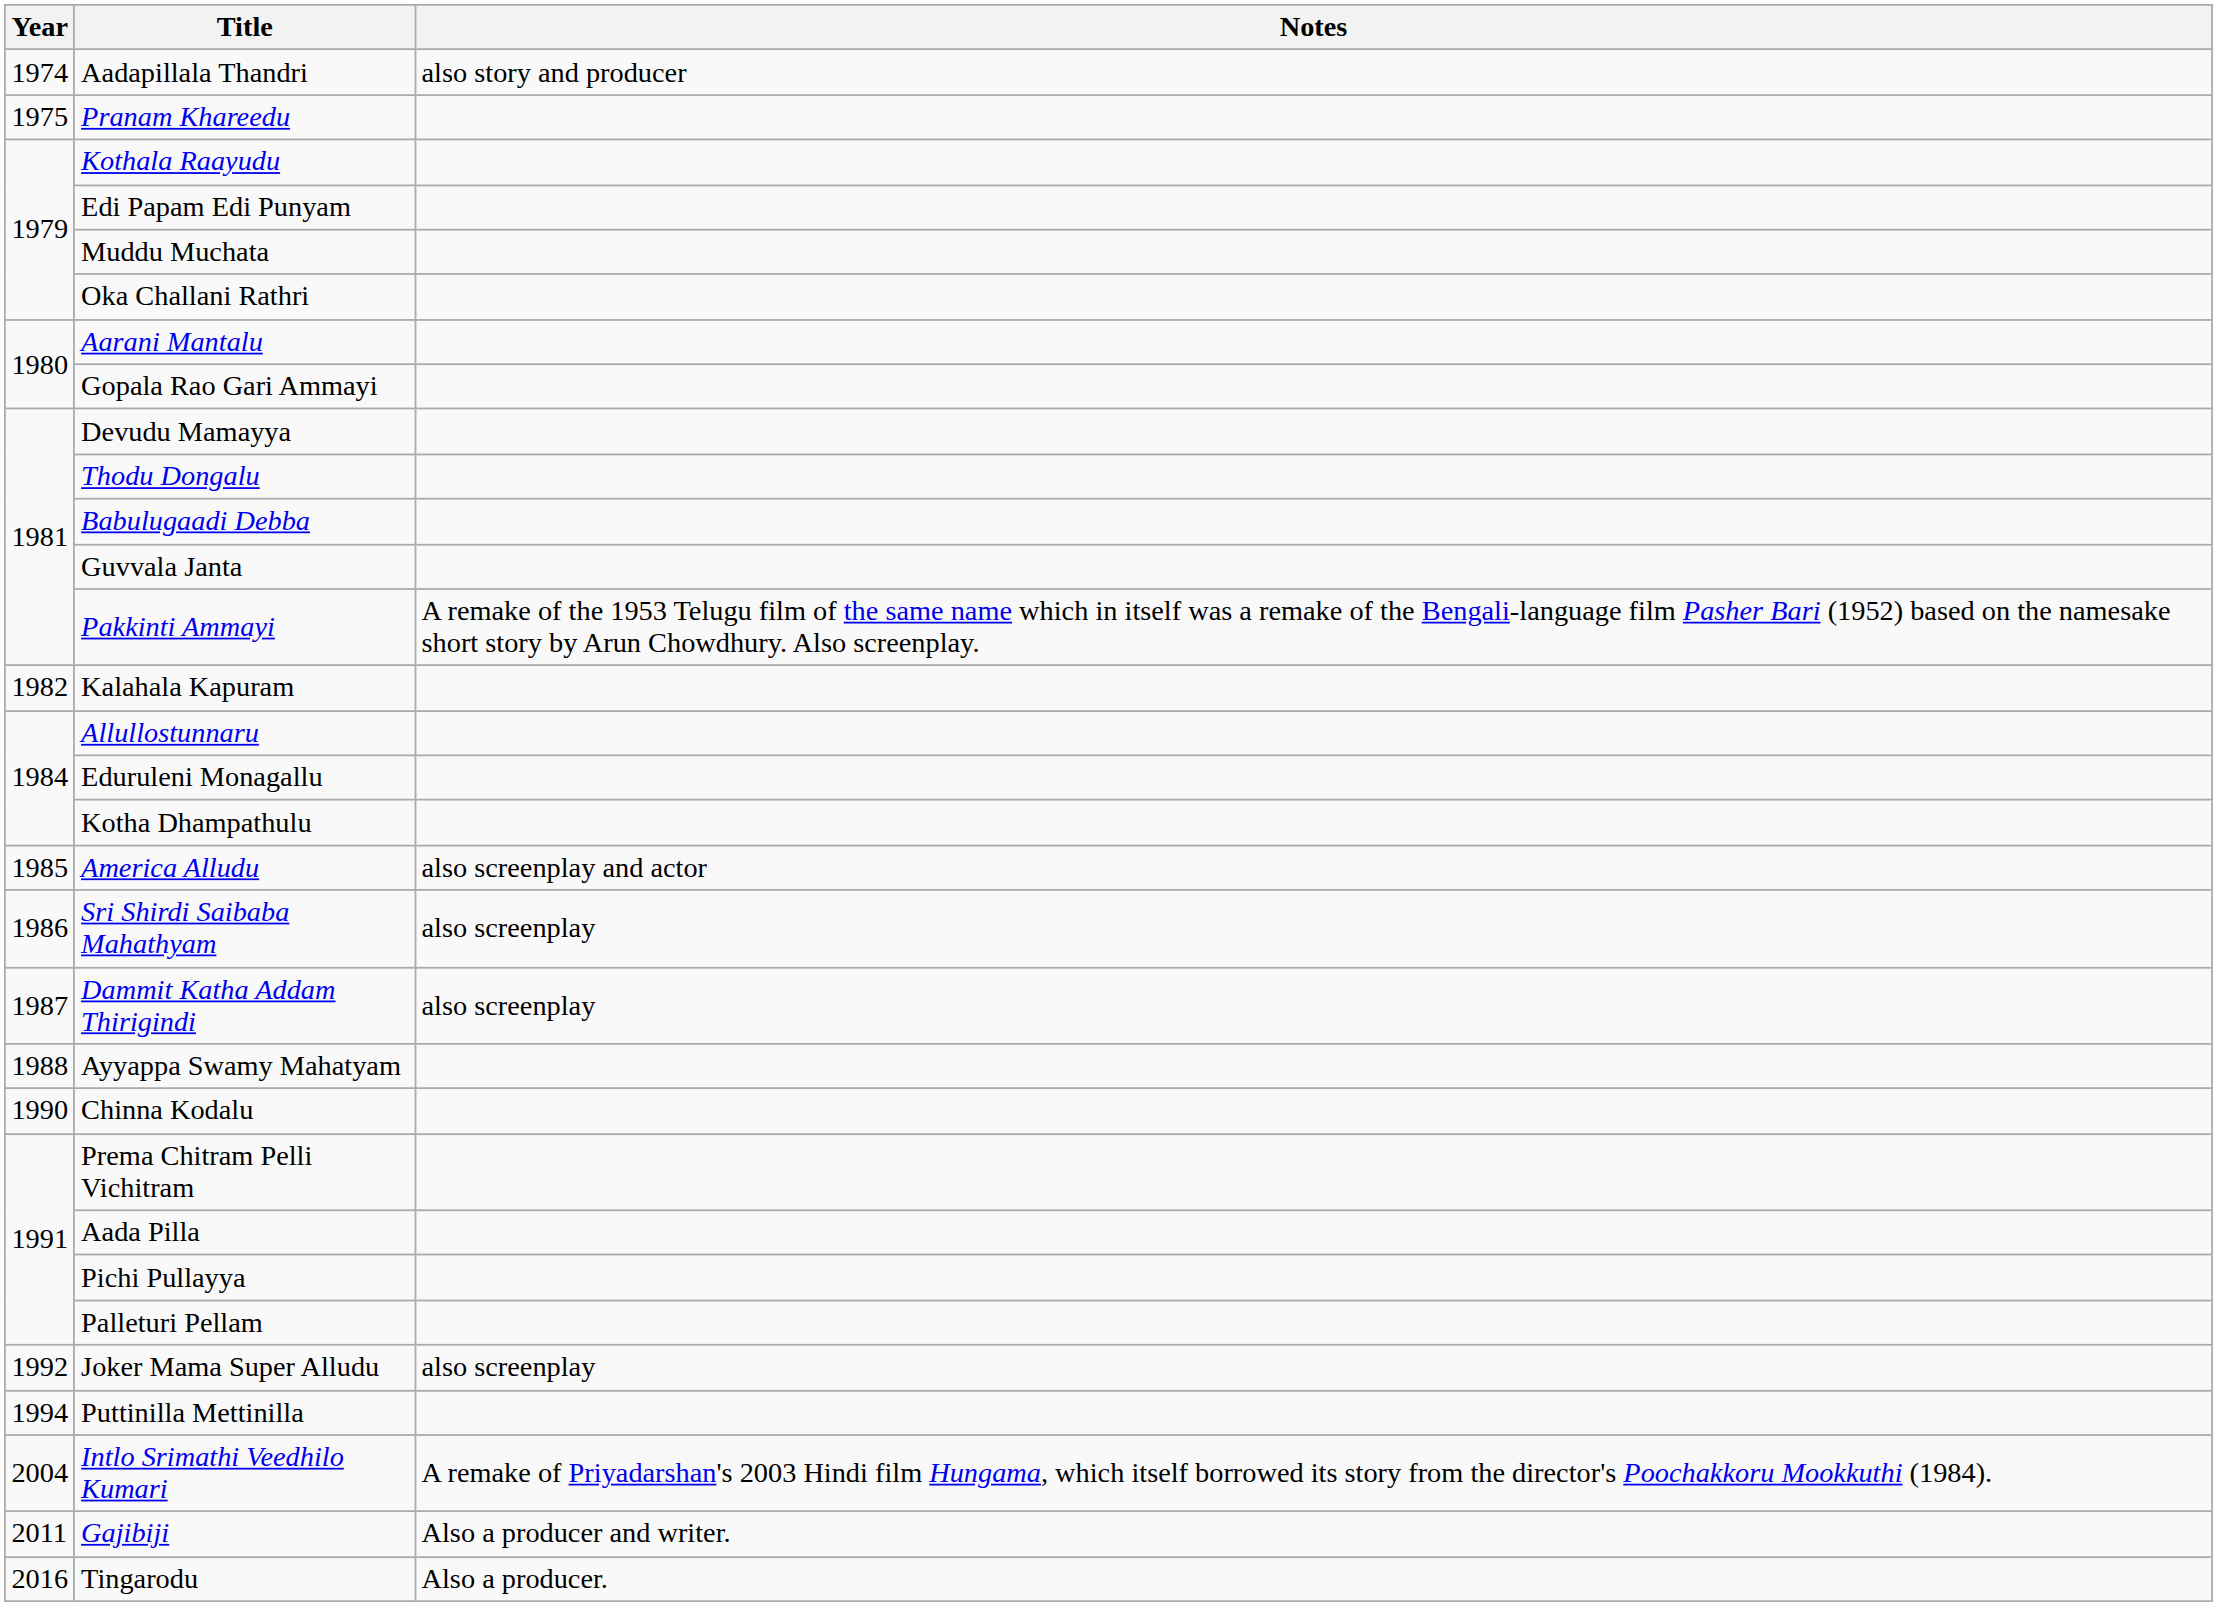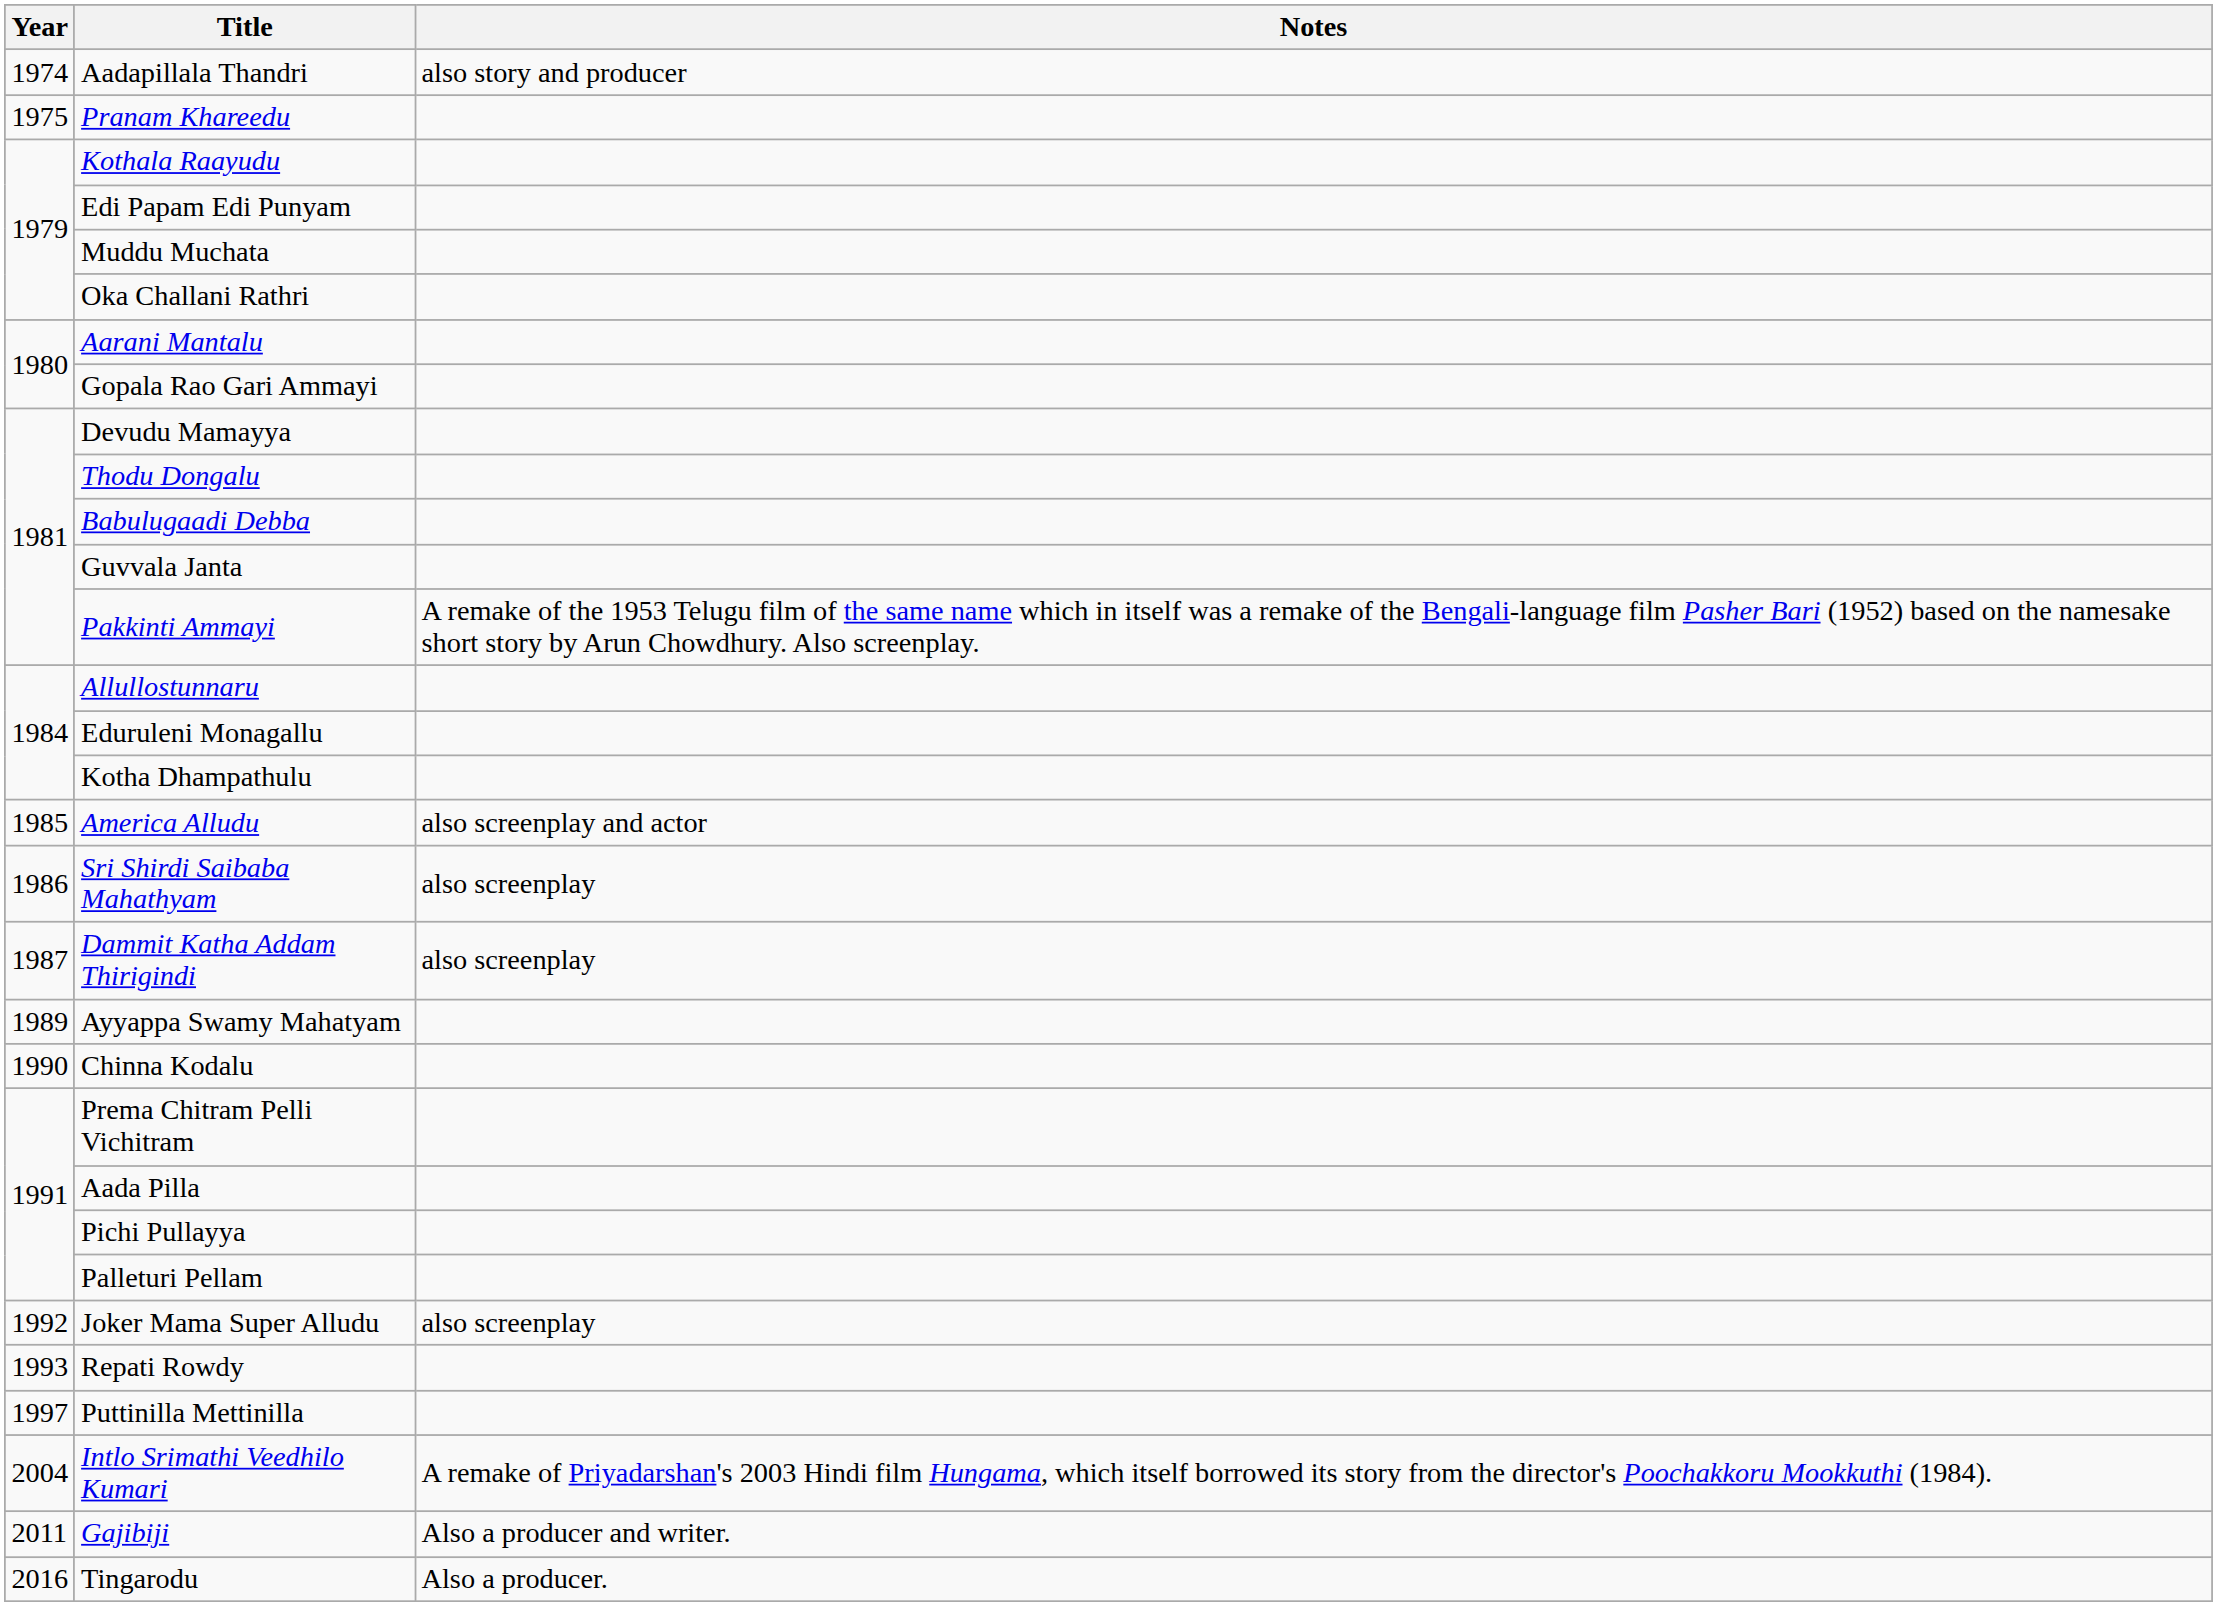- row: (188, 687)
(40, 1065) 1988 -> (40, 1020) 1989
+ row: (163, 1367)
(40, 1411) 1994 -> (40, 1411) 1997
